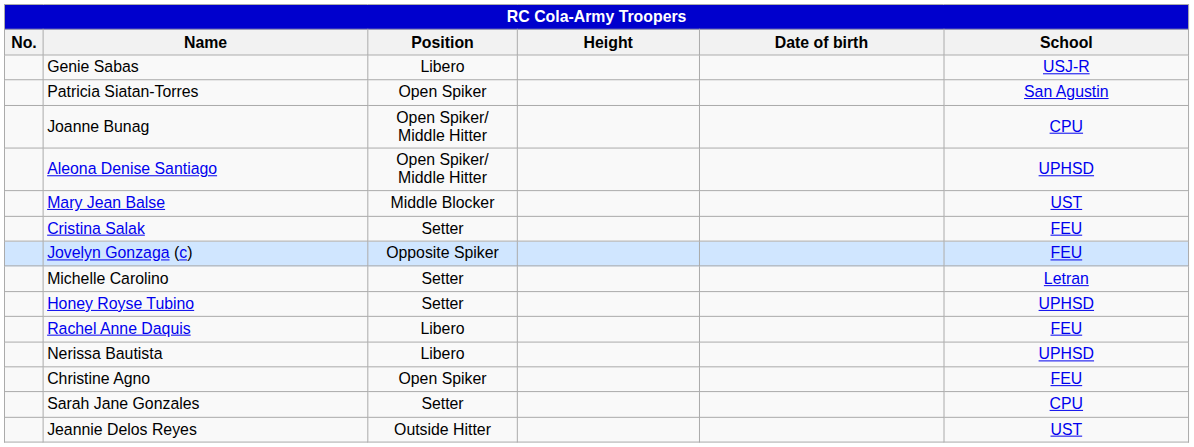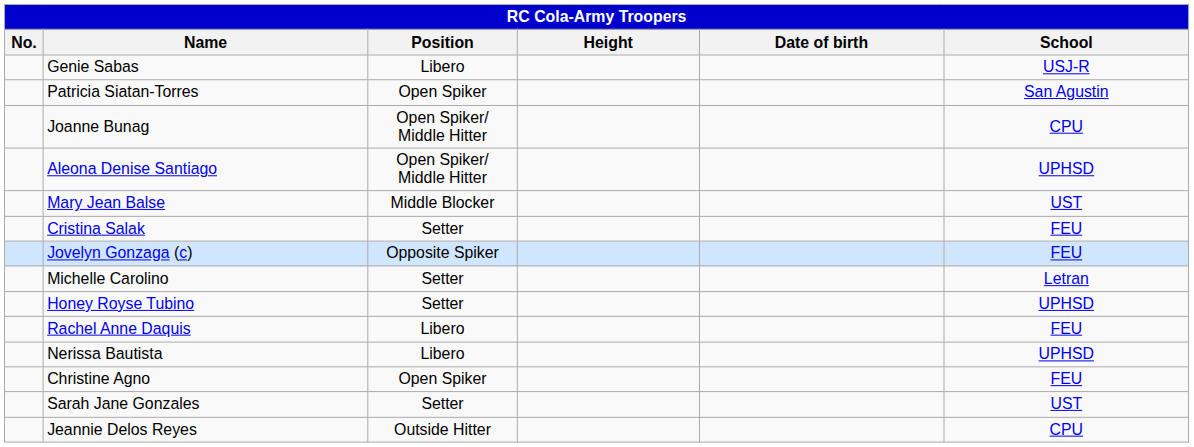(1066, 404) CPU -> (1066, 404) UST
(1066, 429) UST -> (1066, 429) CPU
